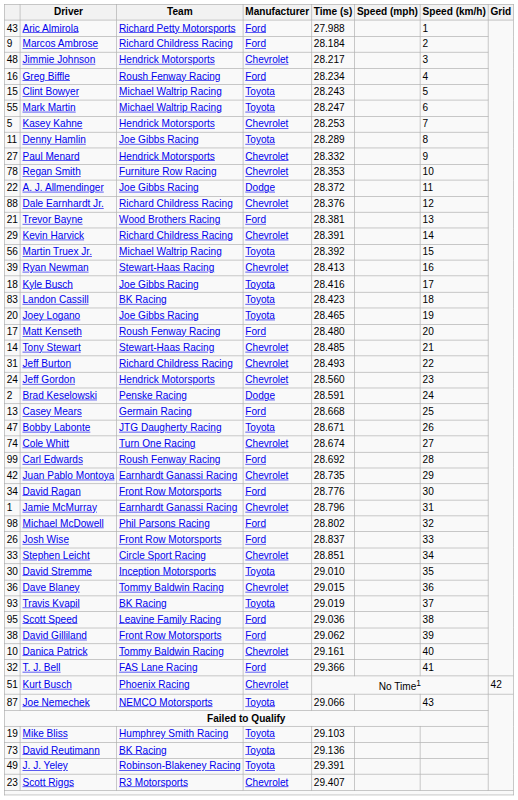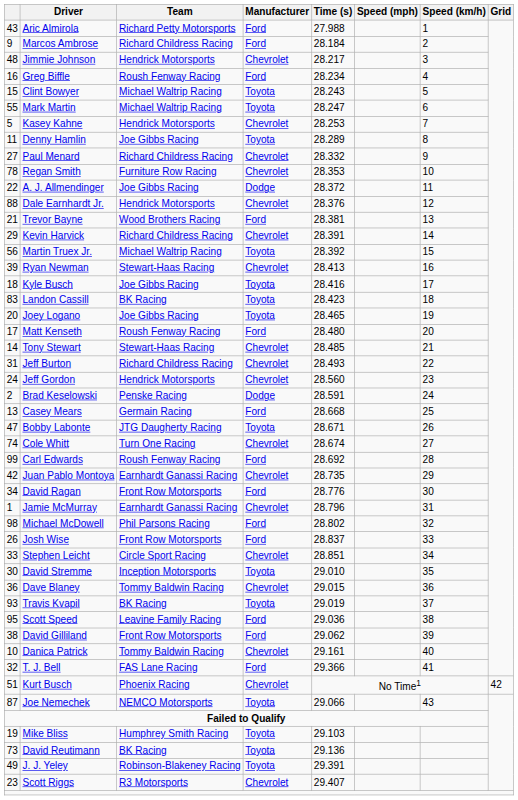(167, 156) Hendrick Motorsports -> (176, 156) Richard Childress Racing
(176, 204) Richard Childress Racing -> (167, 204) Hendrick Motorsports
